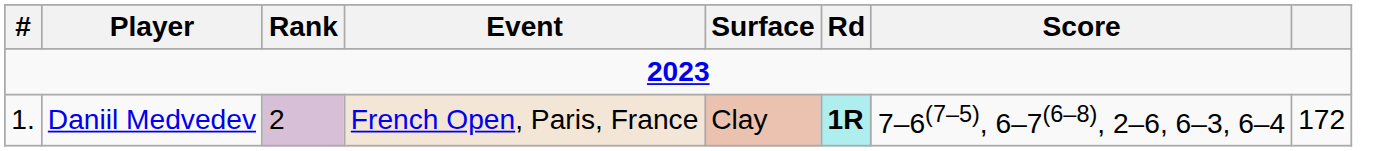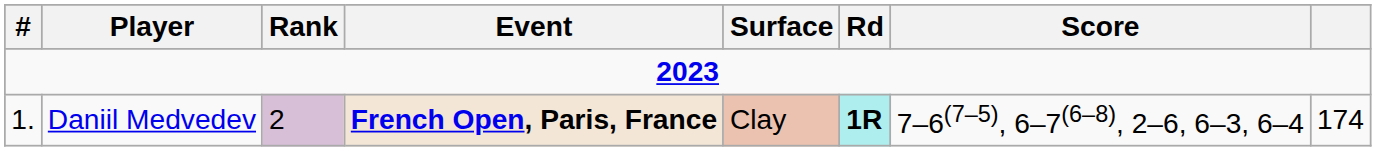(525, 119) normal -> (534, 119) bold
(1322, 119) 172 -> (1340, 119) 174
